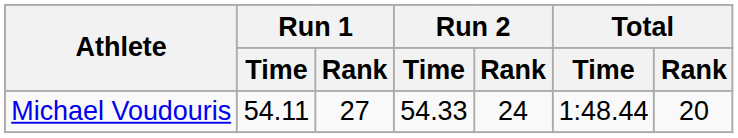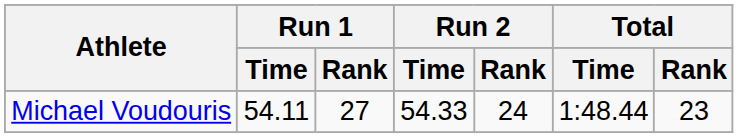(694, 112) 20 -> (694, 112) 23
